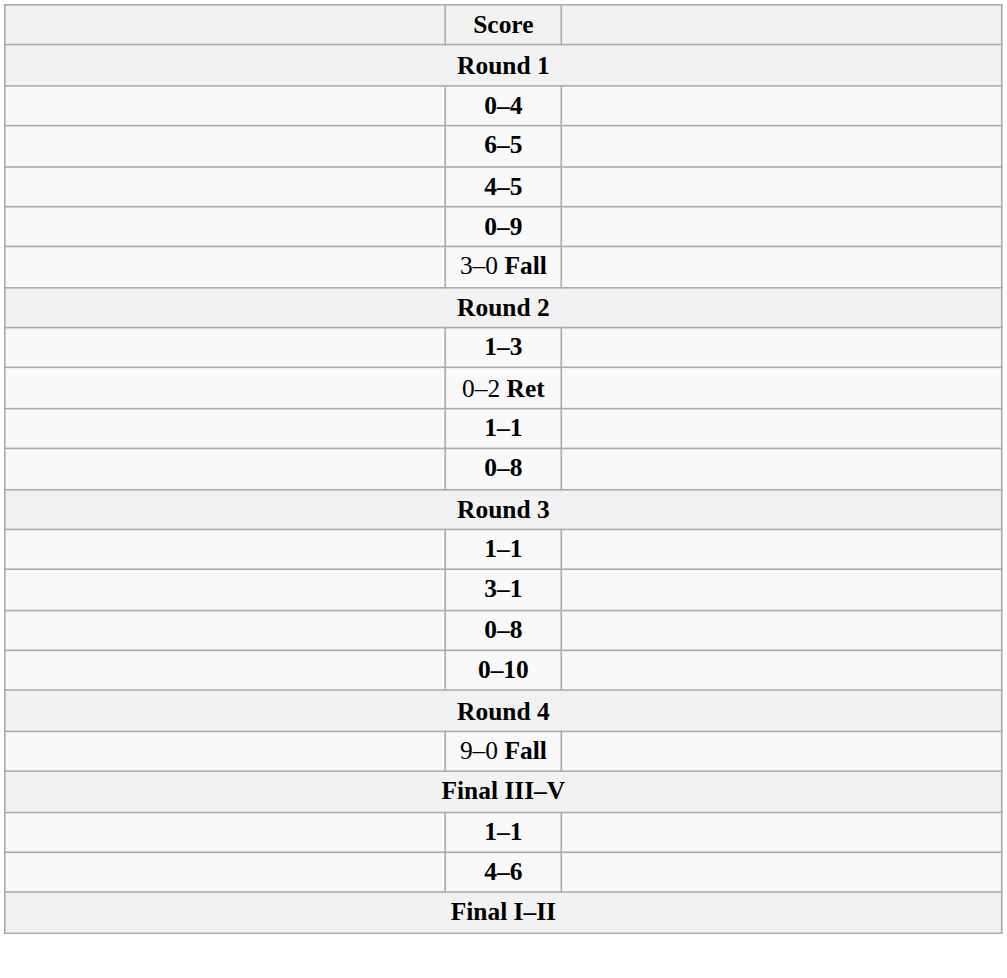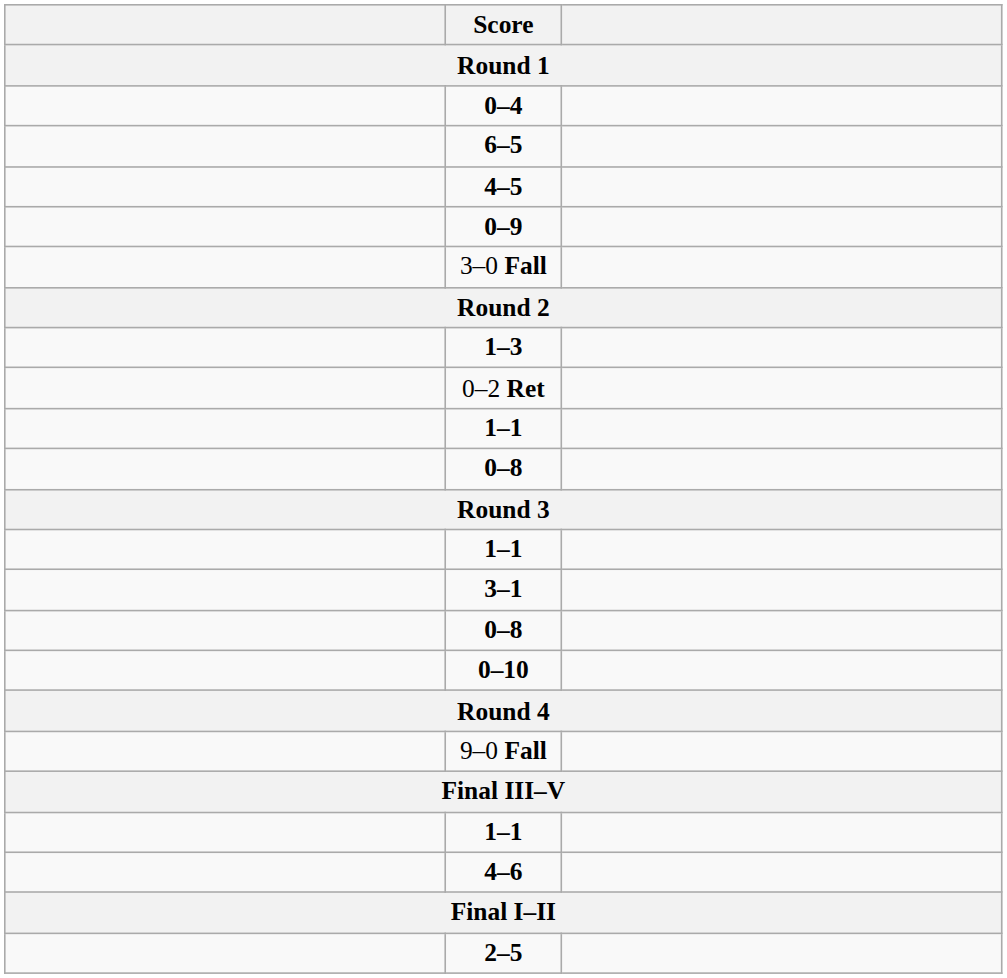+ row: (225, 953)
